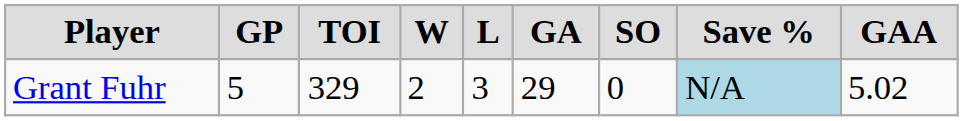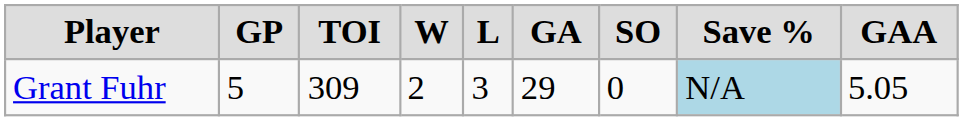(334, 86) 329 -> (334, 86) 309
(878, 86) 5.02 -> (878, 86) 5.05
